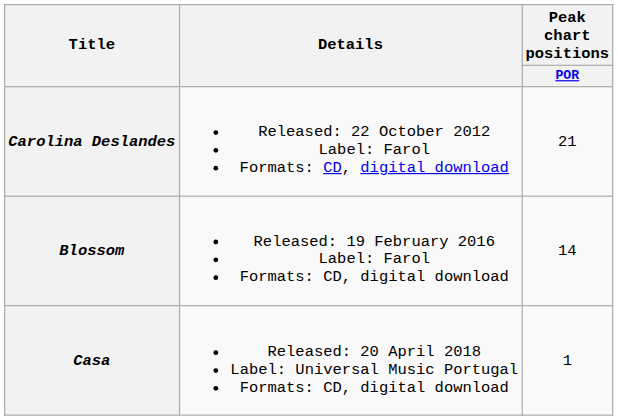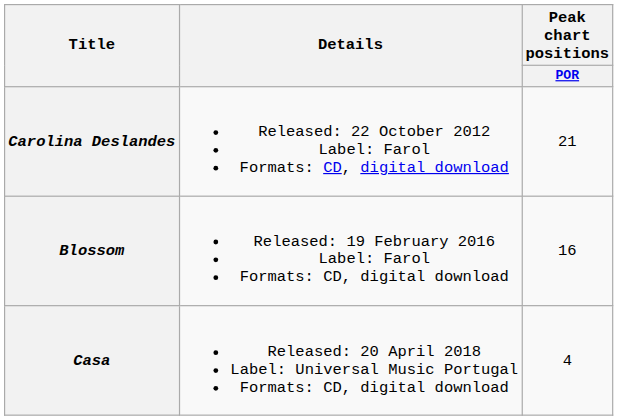(567, 251) 14 -> (567, 251) 16
(567, 360) 1 -> (567, 360) 4
